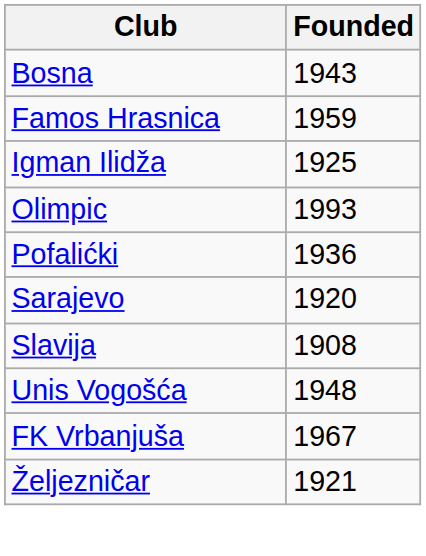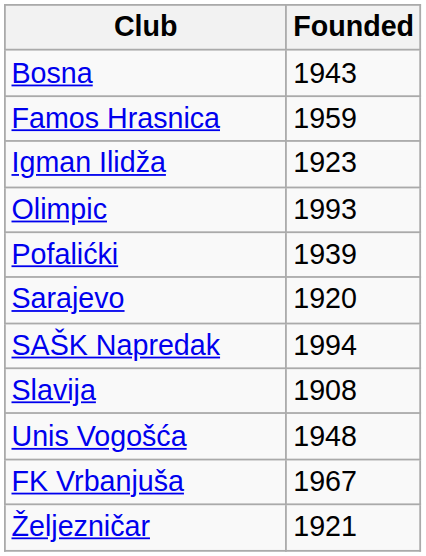(325, 163) 1925 -> (325, 163) 1923
(325, 254) 1936 -> (325, 254) 1939
+ row: (116, 345)
